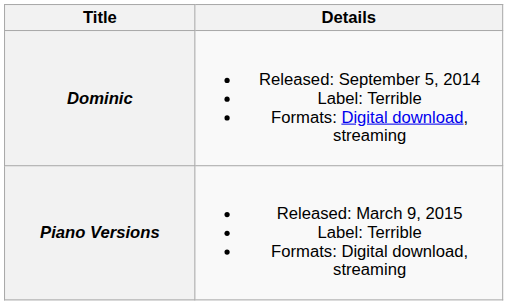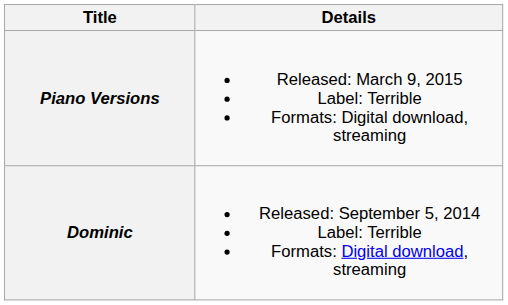rows swapped: (100, 98) <-> (100, 232)
